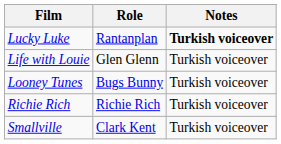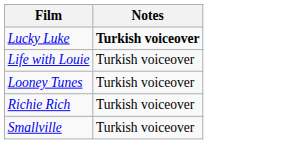- column: (130, 16)
